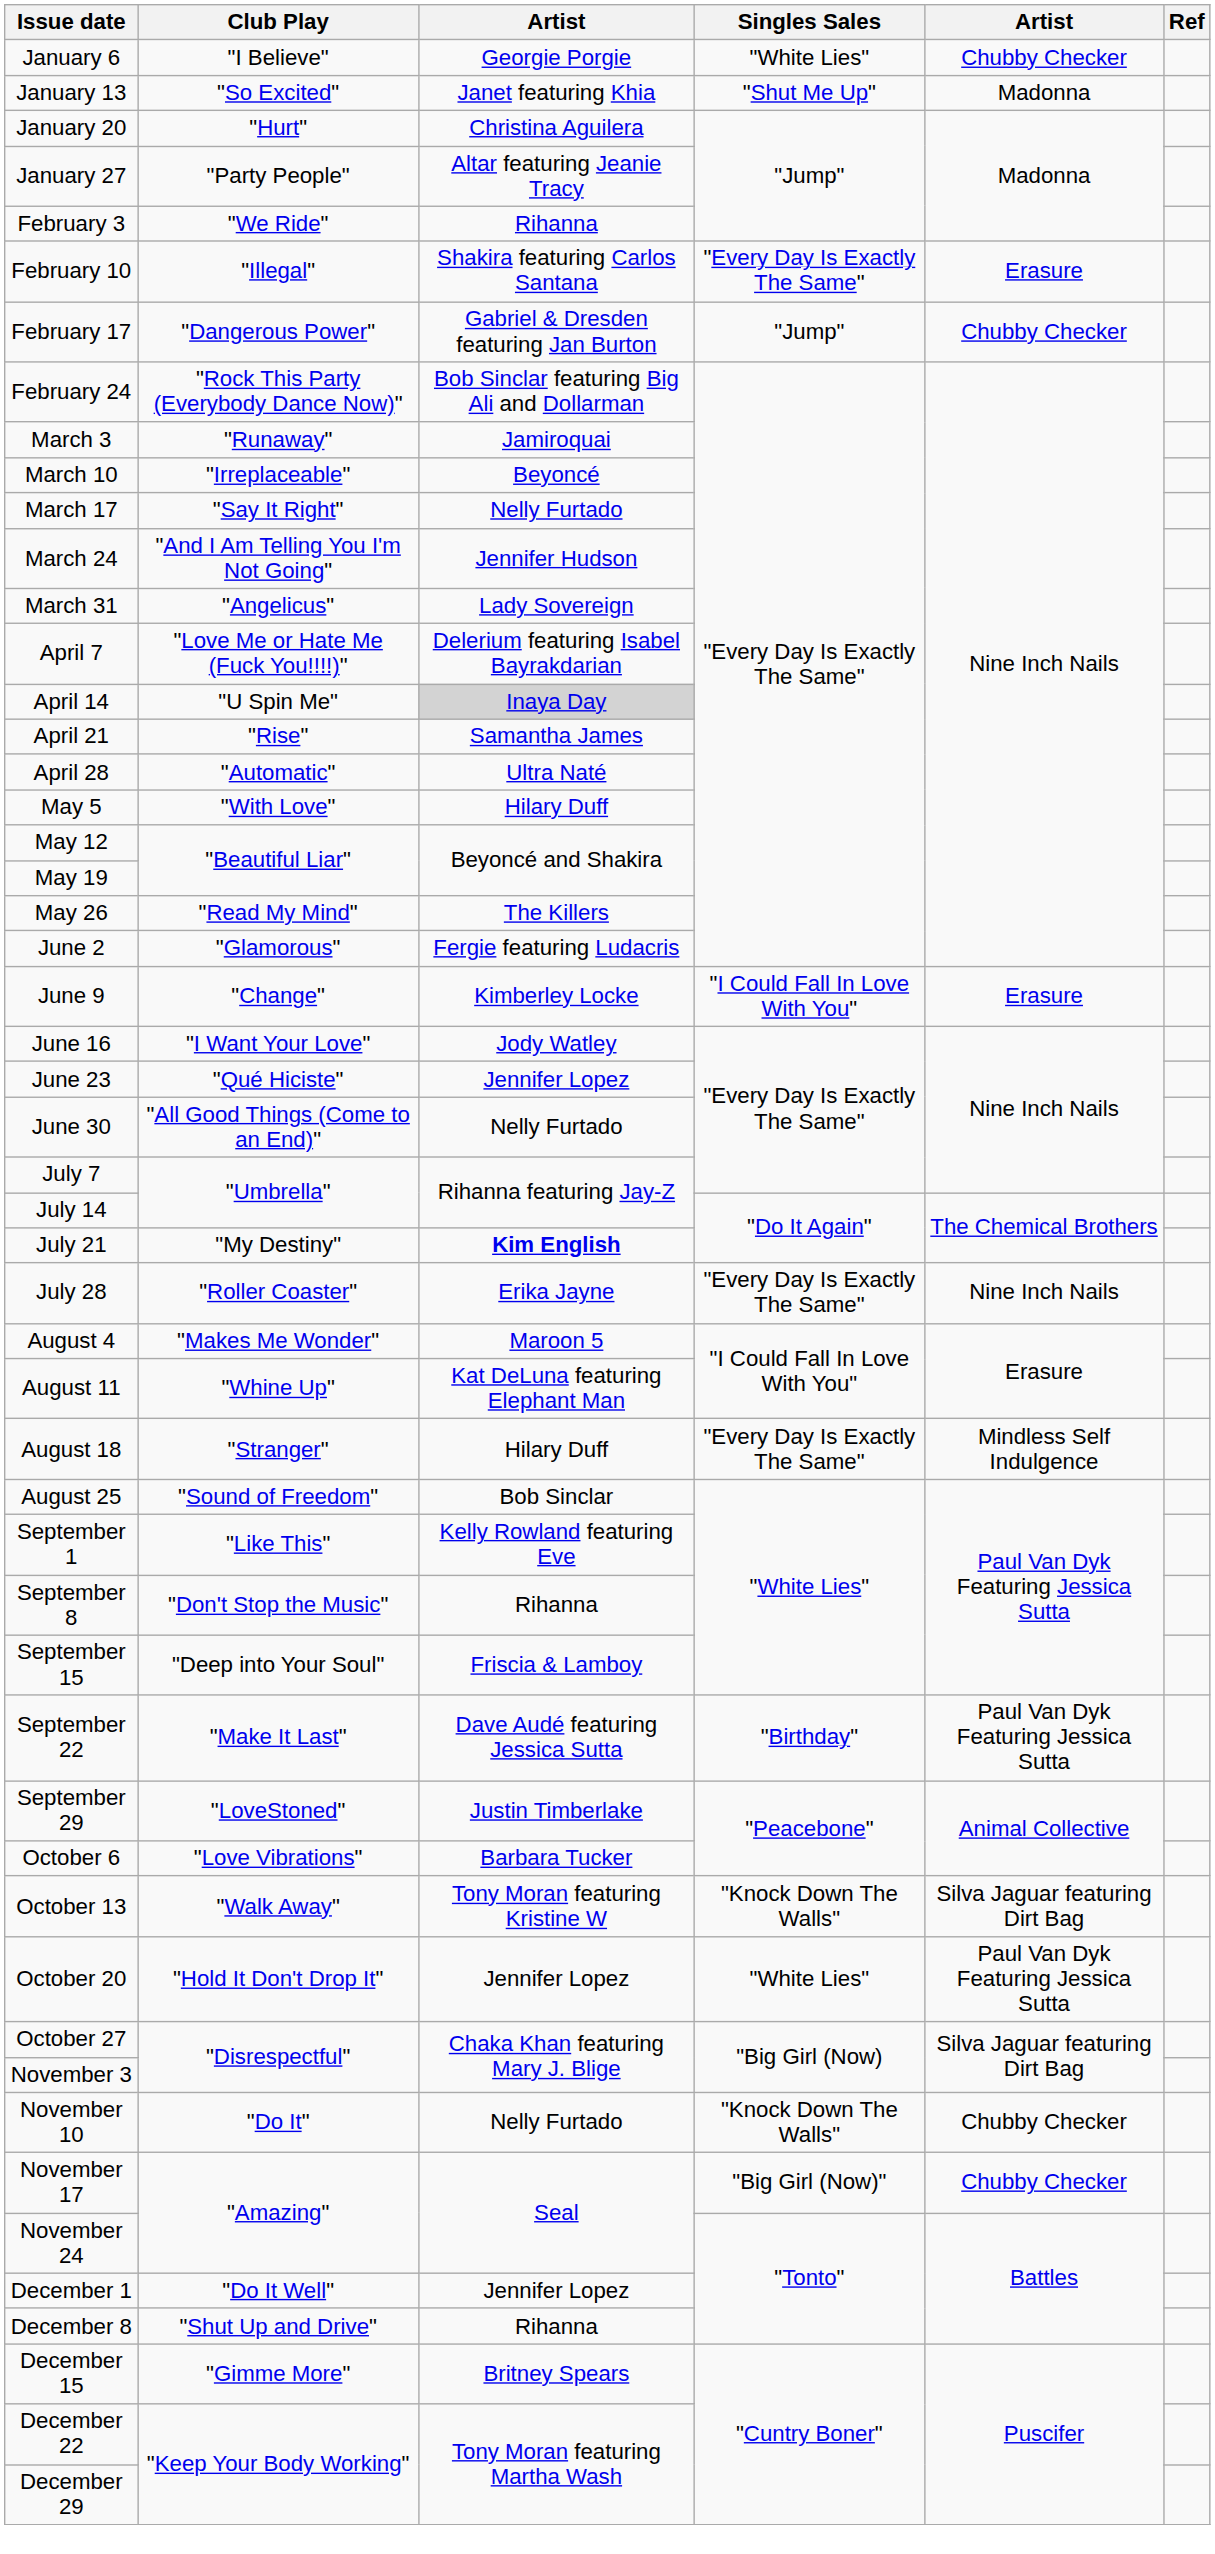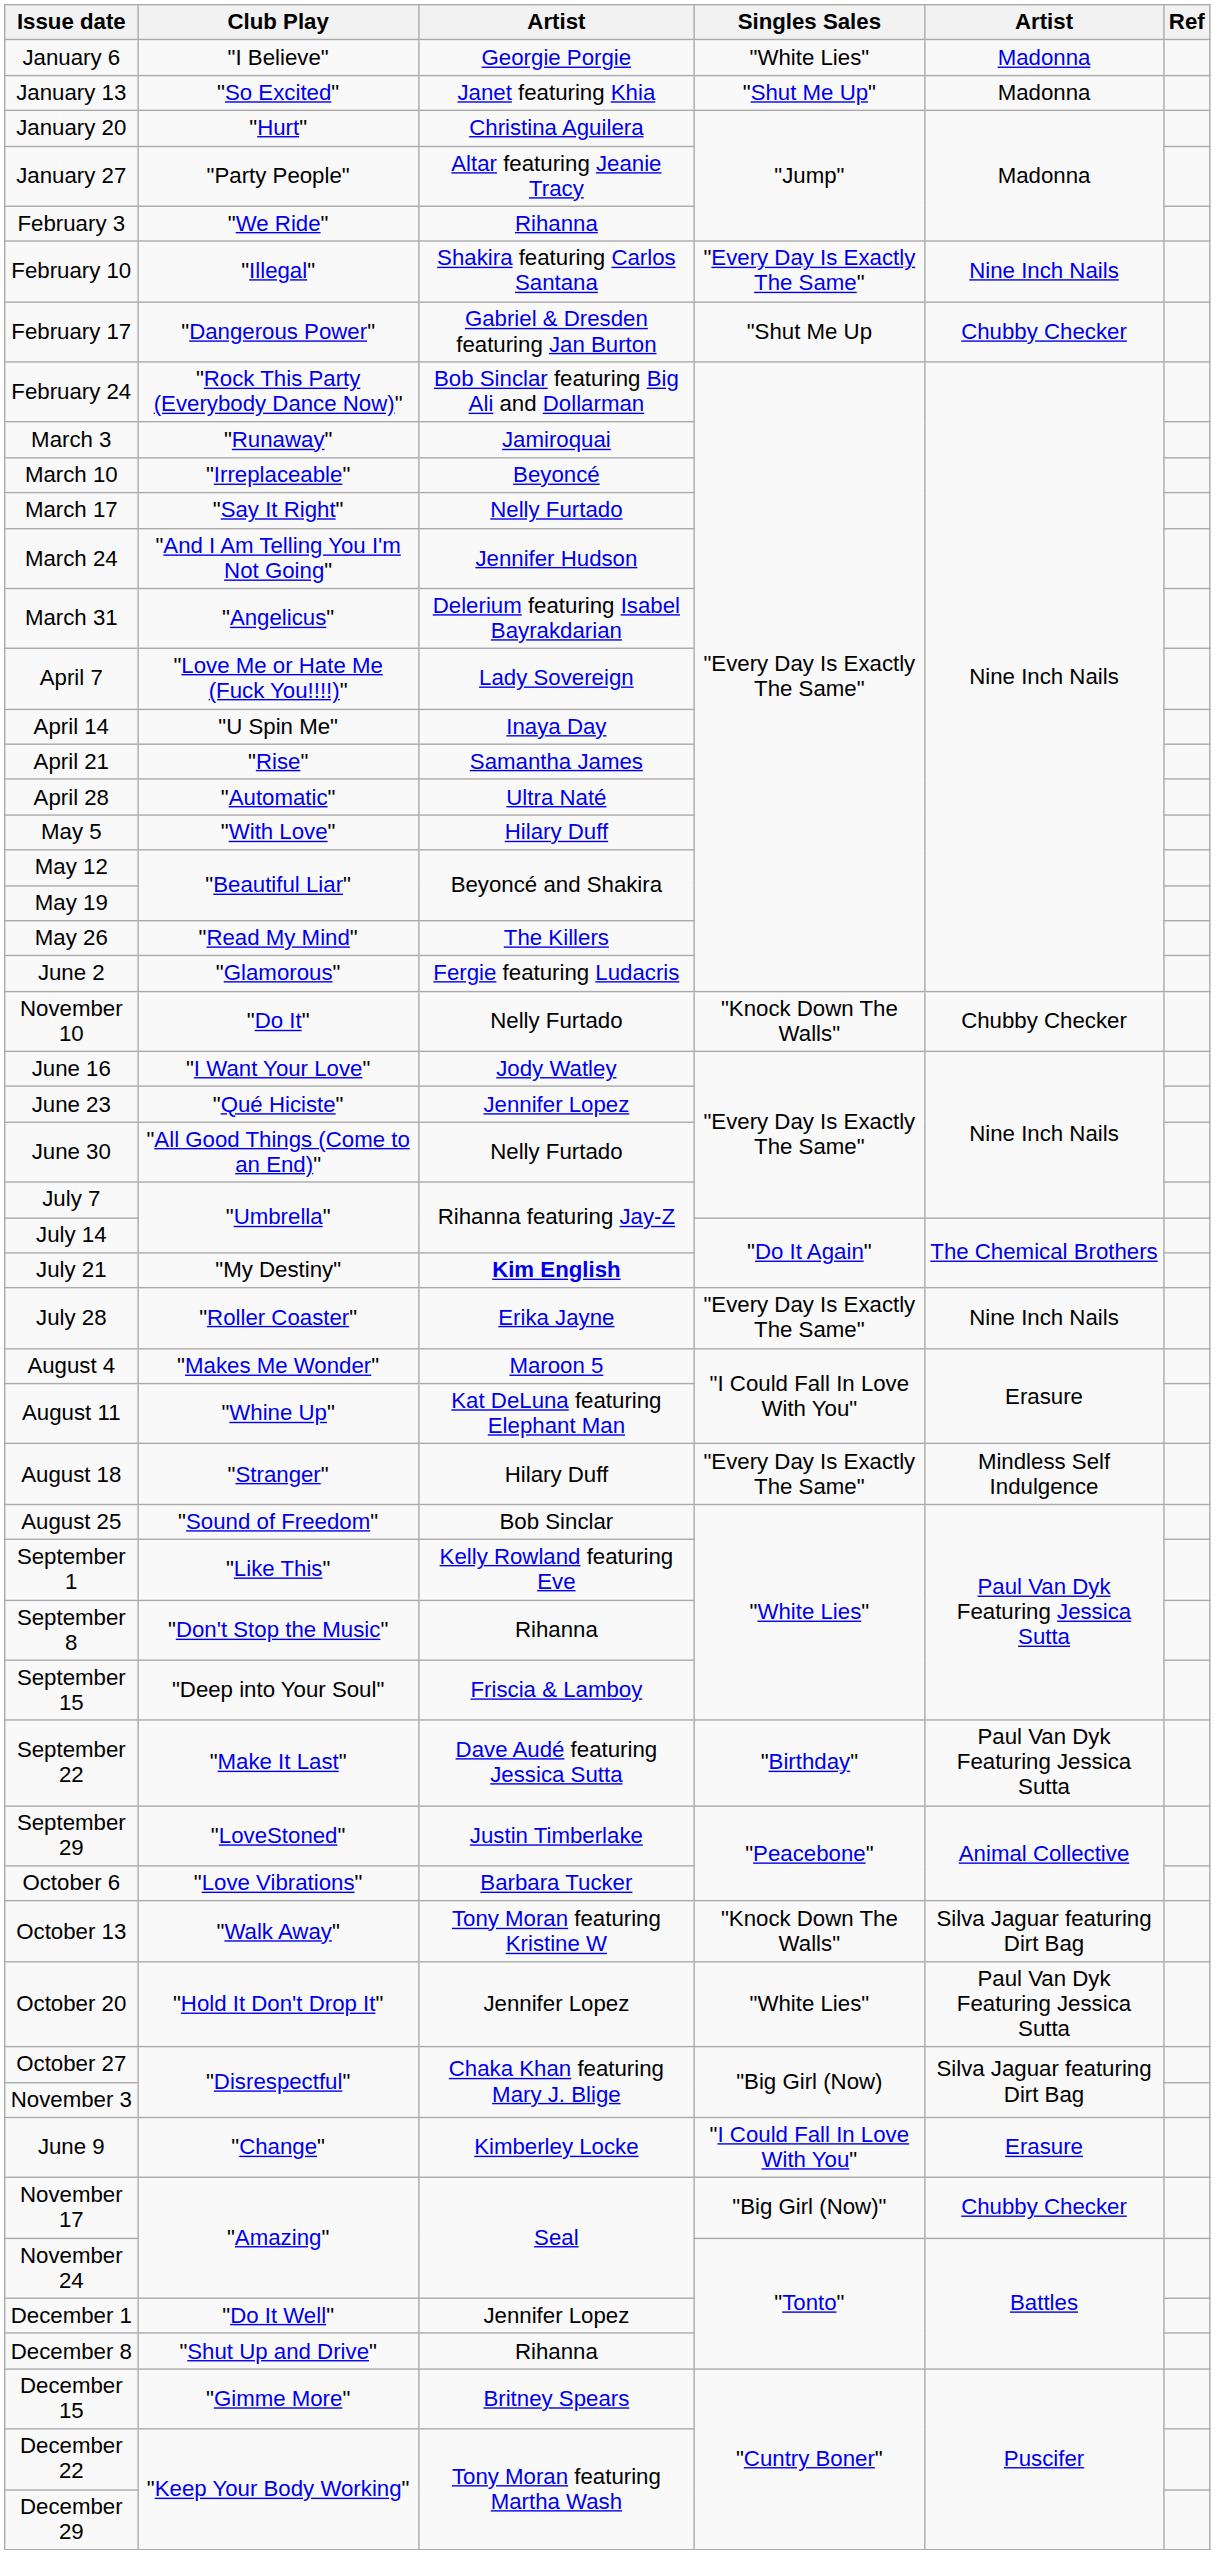(1044, 57) Chubby Checker -> (1044, 57) Madonna
(1044, 271) Erasure -> (1044, 271) Nine Inch Nails
(809, 331) "Jump" -> (809, 331) "Shut Me Up
(556, 605) Lady Sovereign -> (556, 618) Delerium featuring Isabel Bayrakdarian
(556, 653) Delerium featuring Isabel Bayrakdarian -> (556, 678) Lady Sovereign
(556, 701) lightgrey background -> (556, 726) no background
rows swapped: (71, 996) <-> (71, 2122)
